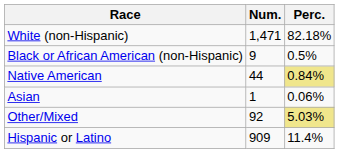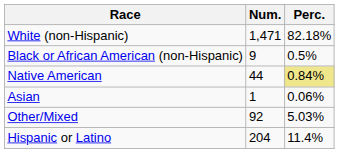(306, 117) khaki background -> (306, 117) no background
(260, 138) 909 -> (260, 138) 204
